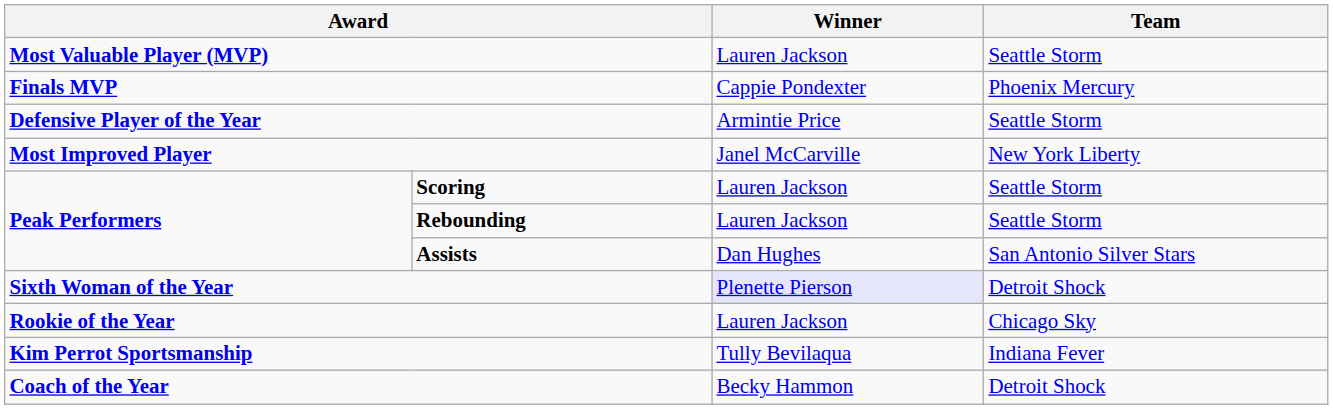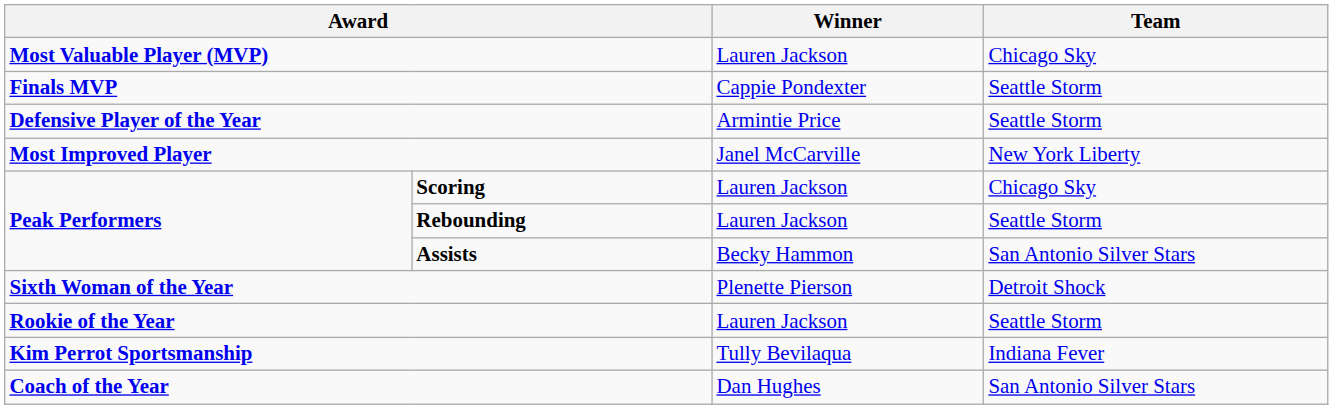(1045, 54) Seattle Storm -> (1042, 54) Chicago Sky
(1061, 87) Phoenix Mercury -> (1045, 87) Seattle Storm
(1045, 187) Seattle Storm -> (1042, 187) Chicago Sky
(769, 253) Dan Hughes -> (785, 253) Becky Hammon
(784, 287) lavender background -> (784, 287) no background
(1042, 320) Chicago Sky -> (1045, 320) Seattle Storm
(785, 386) Becky Hammon -> (769, 386) Dan Hughes
(1047, 386) Detroit Shock -> (1092, 386) San Antonio Silver Stars
